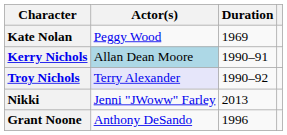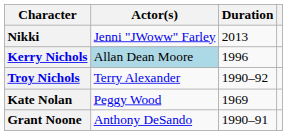rows swapped: (23, 99) <-> (40, 36)
(245, 57) 1990–91 -> (235, 57) 1996
(137, 78) lavender background -> (137, 78) no background
(235, 120) 1996 -> (245, 120) 1990–91
